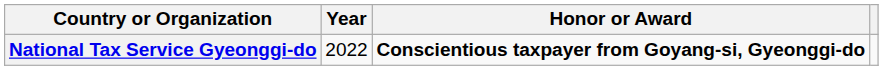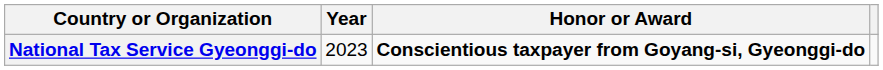(346, 49) 2022 -> (346, 49) 2023
